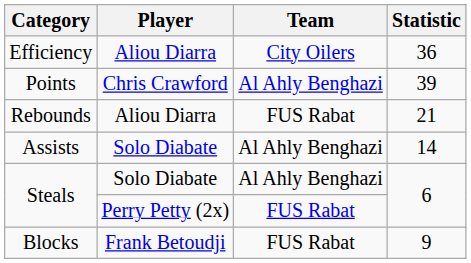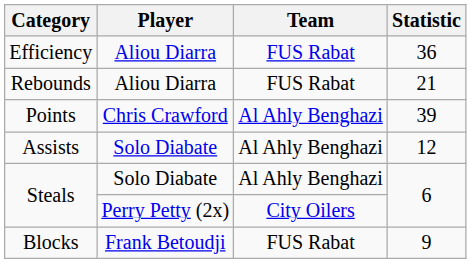(311, 52) City Oilers -> (311, 52) FUS Rabat
rows swapped: (51, 83) <-> (51, 115)
(426, 147) 14 -> (426, 147) 12
(311, 210) FUS Rabat -> (311, 210) City Oilers
